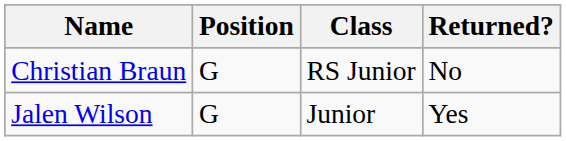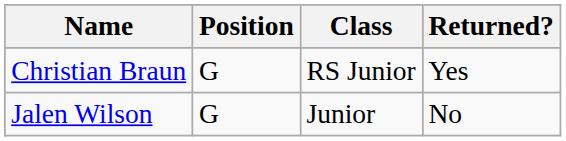(445, 69) No -> (448, 69) Yes
(448, 113) Yes -> (445, 113) No
